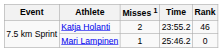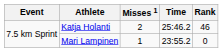(176, 27) 23:55.2 -> (176, 27) 25:46.2
(176, 41) 25:46.2 -> (176, 41) 23:55.2
